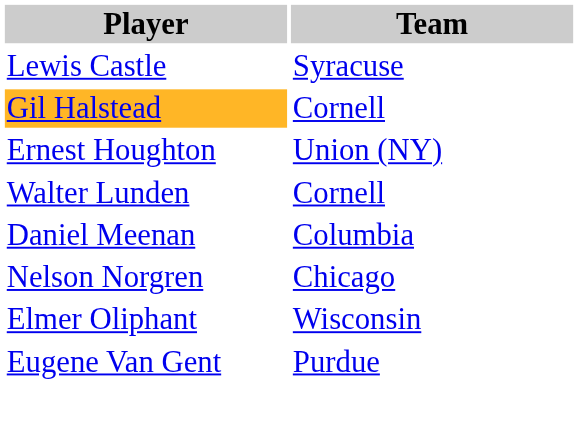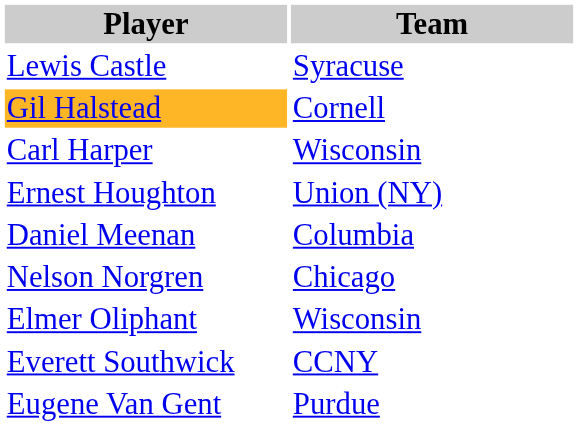+ row: (80, 150)
- row: (98, 192)
+ row: (121, 361)
